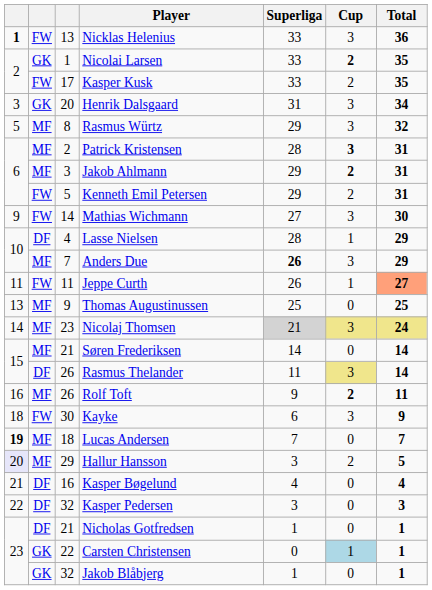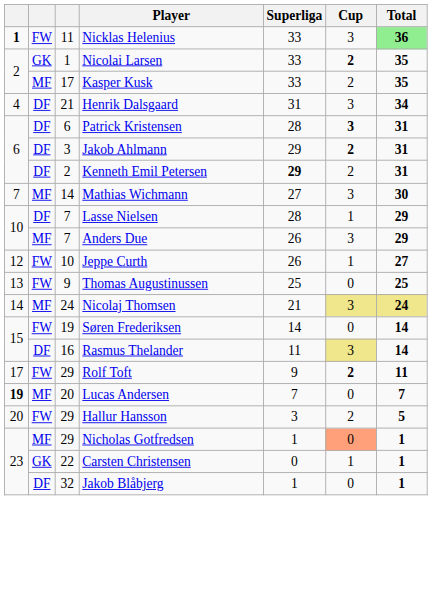(67, 38) 13 -> (67, 38) 11
(402, 38) no background -> (402, 38) lightgreen background
(42, 82) FW -> (42, 82) MF
(16, 105) 3 -> (16, 105) 4
(42, 105) GK -> (42, 105) DF
(67, 105) 20 -> (67, 105) 21
- row: (122, 127)
(42, 149) MF -> (42, 127) DF
(67, 149) 2 -> (67, 127) 6
(42, 171) MF -> (42, 149) DF
(42, 194) FW -> (42, 171) DF
(67, 194) 5 -> (67, 171) 2
(294, 194) normal -> (294, 171) bold
(16, 216) 9 -> (16, 194) 7
(42, 216) FW -> (42, 194) MF
(67, 238) 4 -> (67, 216) 7
(294, 261) bold -> (294, 238) normal
(16, 283) 11 -> (16, 261) 12
(67, 283) 11 -> (67, 261) 10
(402, 283) lightsalmon background -> (402, 261) no background
(42, 305) MF -> (42, 283) FW
(67, 328) 23 -> (67, 305) 24
(294, 328) lightgrey background -> (294, 305) no background
(42, 350) MF -> (42, 328) FW
(67, 350) 21 -> (67, 328) 19
(67, 372) 26 -> (67, 350) 16
(16, 395) 16 -> (16, 372) 17
(42, 395) MF -> (42, 372) FW
(67, 395) 26 -> (67, 372) 29
- row: (100, 417)
(67, 439) 18 -> (67, 395) 20
(16, 461) lavender background -> (16, 417) no background
(42, 461) MF -> (42, 417) FW
- row: (129, 484)
- row: (128, 506)
(42, 528) DF -> (42, 439) MF
(67, 528) 21 -> (67, 439) 29
(351, 528) no background -> (351, 439) lightsalmon background
(351, 551) lightblue background -> (351, 461) no background
(42, 573) GK -> (42, 484) DF
